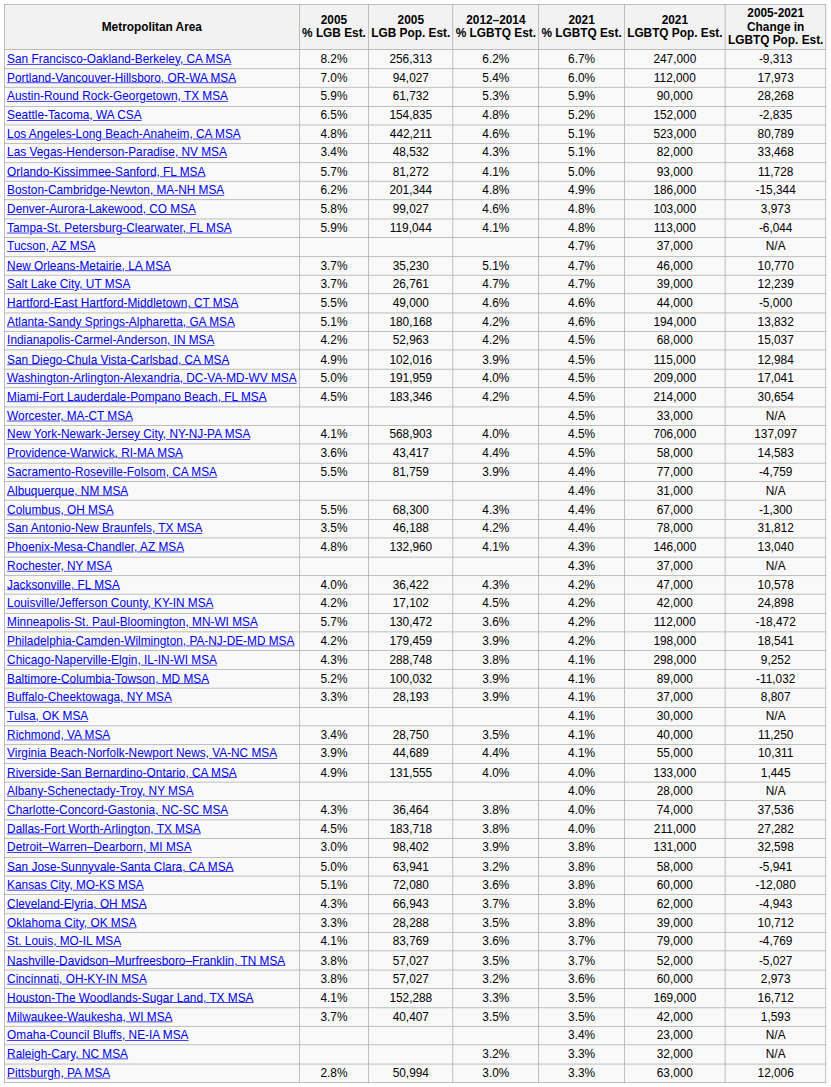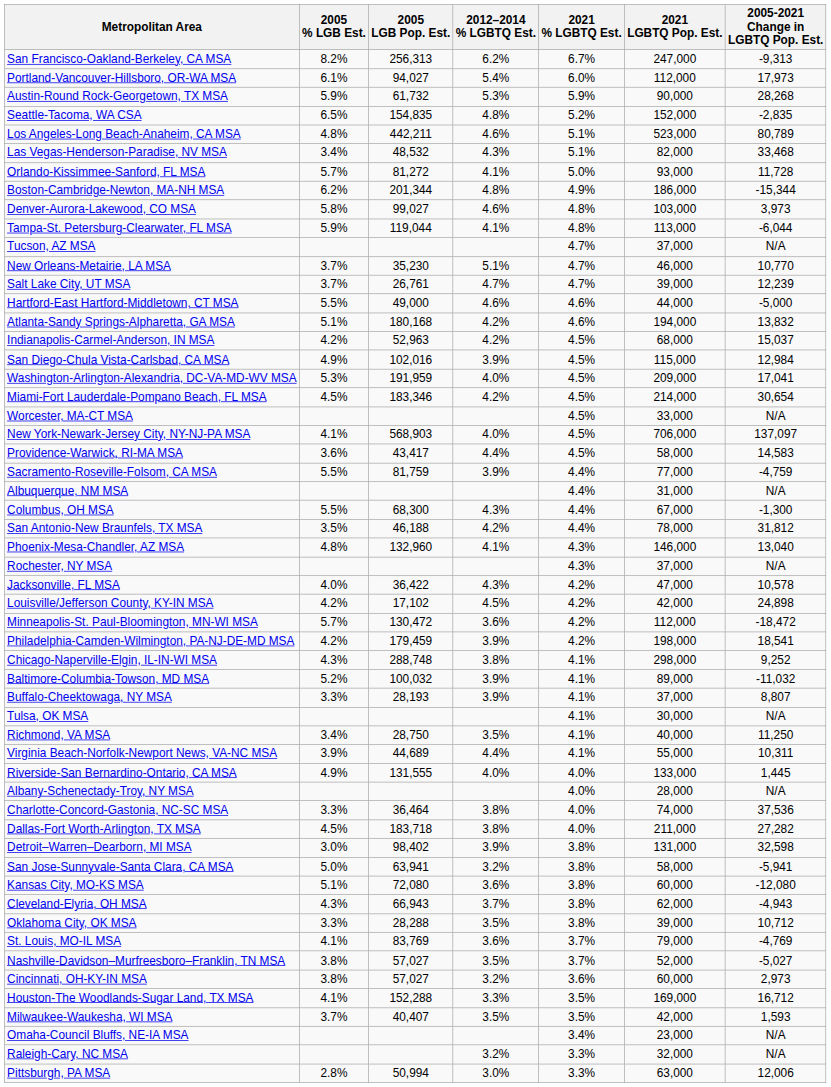(334, 78) 7.0% -> (334, 78) 6.1%
(334, 378) 5.0% -> (334, 378) 5.3%
(334, 810) 4.3% -> (334, 810) 3.3%
